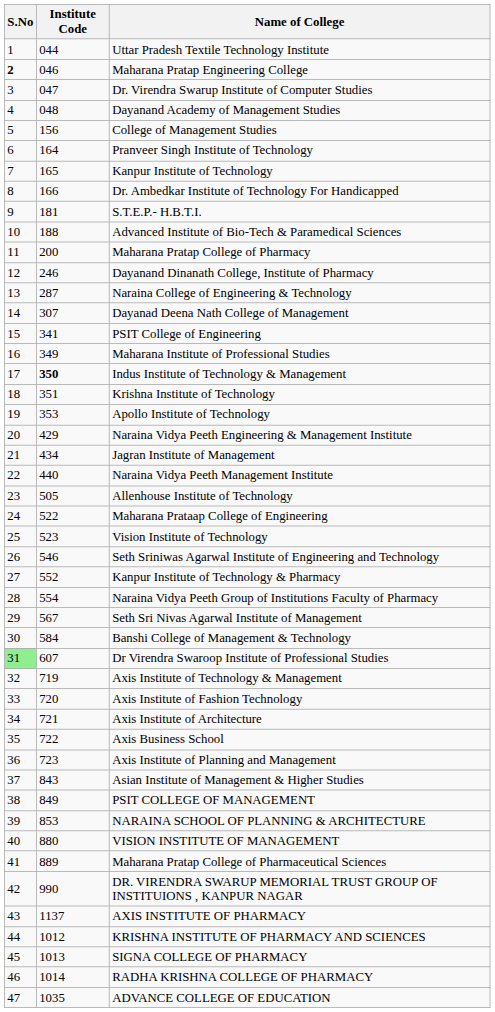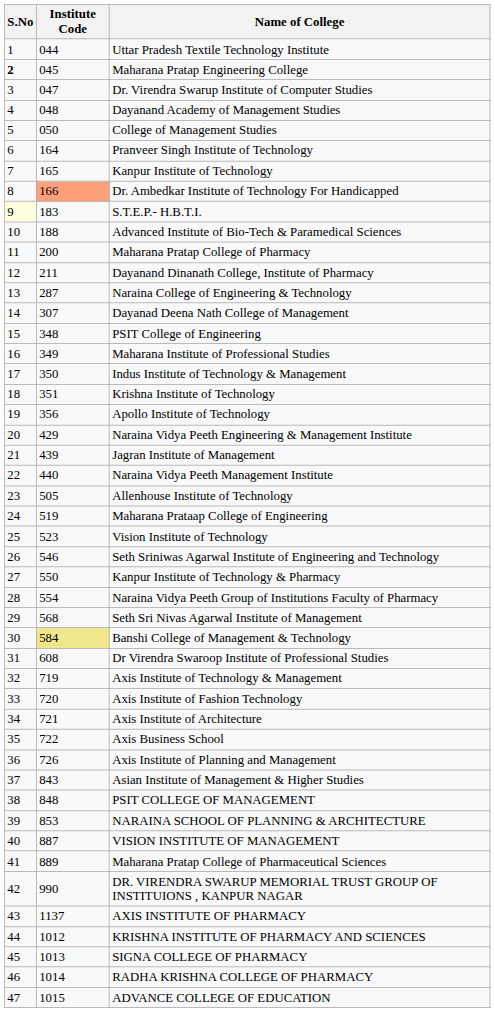(49, 69) 046 -> (49, 69) 045
(49, 130) 156 -> (49, 130) 050
(49, 191) no background -> (49, 191) lightsalmon background
(11, 211) no background -> (11, 211) lightyellow background
(49, 211) 181 -> (49, 211) 183
(49, 272) 246 -> (49, 272) 211
(49, 333) 341 -> (49, 333) 348
(49, 374) bold -> (49, 374) normal
(49, 414) 353 -> (49, 414) 356
(49, 455) 434 -> (49, 455) 439
(49, 516) 522 -> (49, 516) 519
(49, 577) 552 -> (49, 577) 550
(49, 617) 567 -> (49, 617) 568
(49, 638) no background -> (49, 638) khaki background
(14, 658) lightgreen background -> (14, 658) no background
(49, 658) 607 -> (49, 658) 608
(49, 759) 723 -> (49, 759) 726
(49, 800) 849 -> (49, 800) 848
(49, 841) 880 -> (49, 841) 887
(52, 997) 1035 -> (52, 997) 1015
